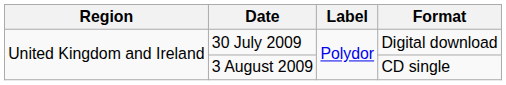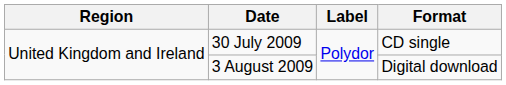(440, 42) Digital download -> (416, 42) CD single
(416, 67) CD single -> (440, 67) Digital download
